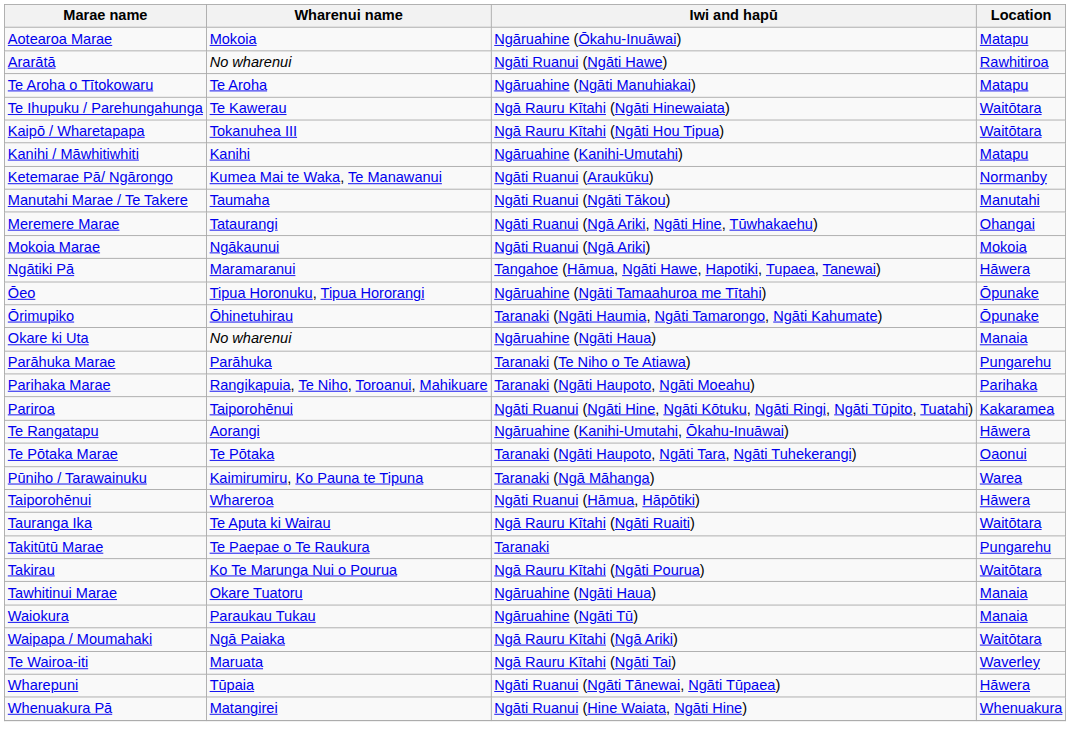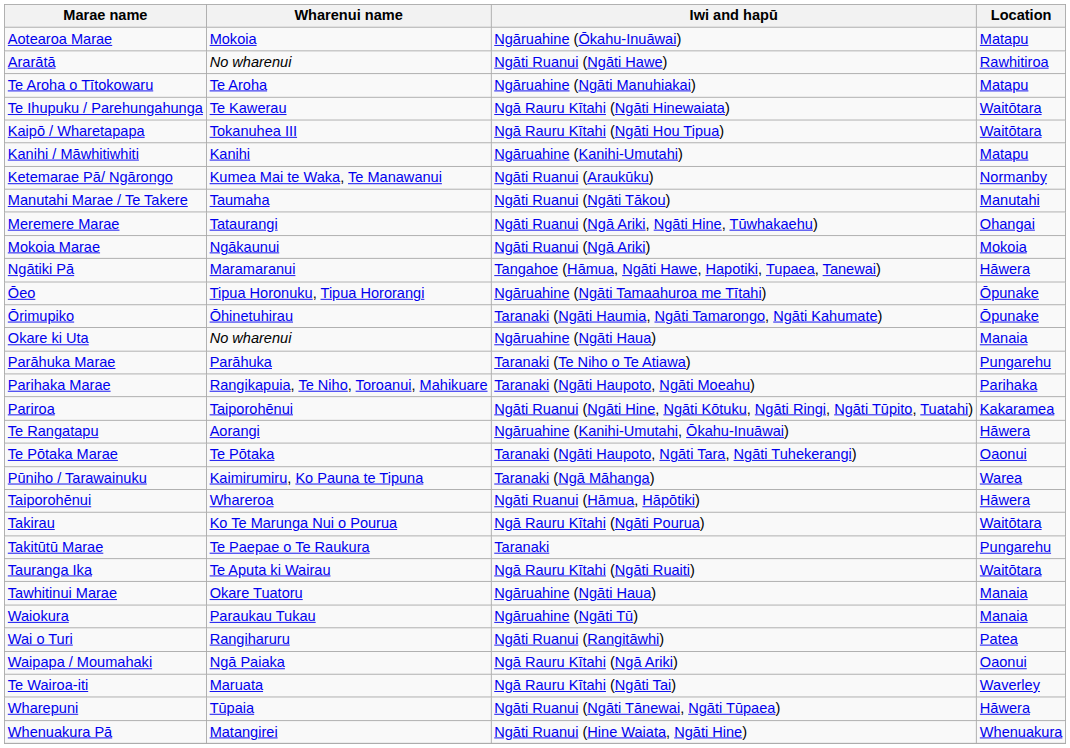rows swapped: (31, 570) <-> (50, 524)
+ row: (40, 639)
(1011, 639) Waitōtara -> (1003, 662) Oaonui
